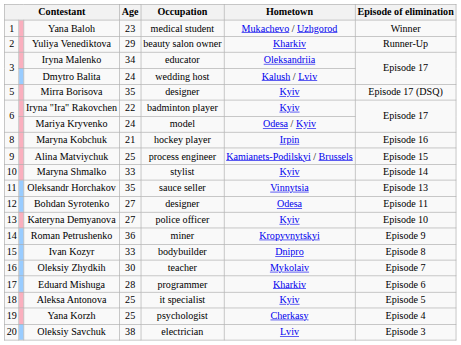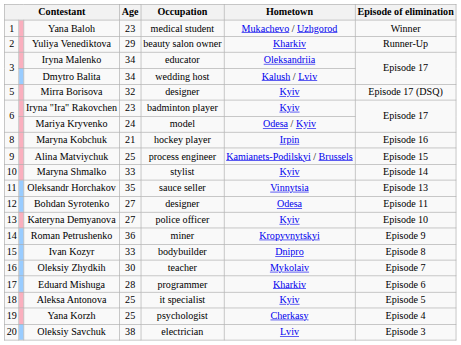(130, 76) 24 -> (130, 76) 34
(130, 92) 35 -> (130, 92) 32
(130, 108) 22 -> (130, 108) 23
